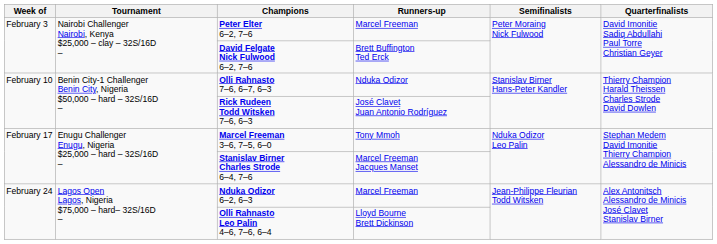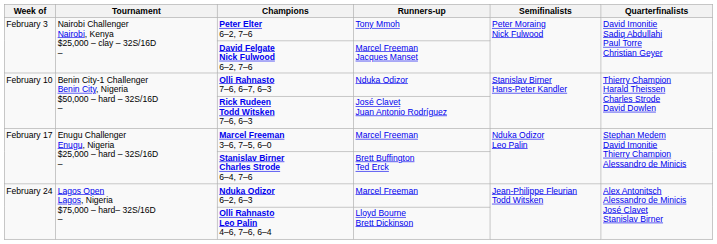(387, 24) Marcel Freeman -> (378, 24) Tony Mmoh
(385, 52) Brett Buffington Ted Erck -> (387, 52) Marcel Freeman Jacques Manset
(378, 135) Tony Mmoh -> (387, 135) Marcel Freeman
(387, 163) Marcel Freeman Jacques Manset -> (385, 163) Brett Buffington Ted Erck
